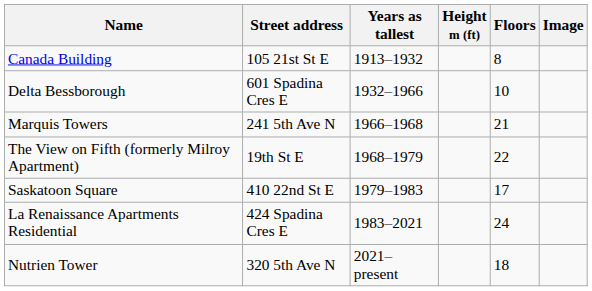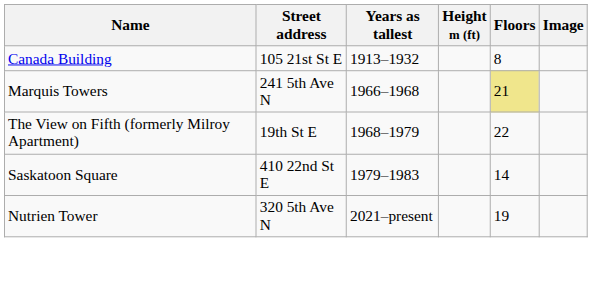- row: (67, 91)
(501, 124) no background -> (501, 91) khaki background
(501, 190) 17 -> (501, 174) 14
- row: (93, 223)
(501, 264) 18 -> (501, 216) 19
